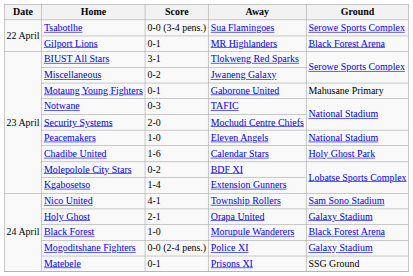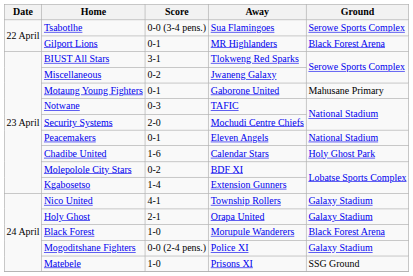(154, 138) 1-0 -> (154, 138) 0-1
(346, 201) Sam Sono Stadium -> (341, 201) Galaxy Stadium
(154, 264) 0-1 -> (154, 264) 1-0
